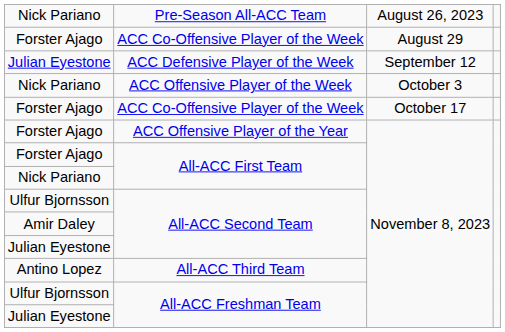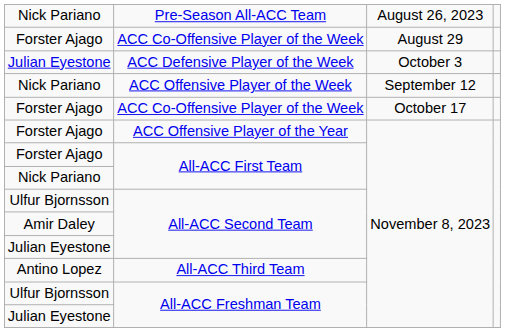(430, 62) September 12 -> (430, 62) October 3
(430, 85) October 3 -> (430, 85) September 12
